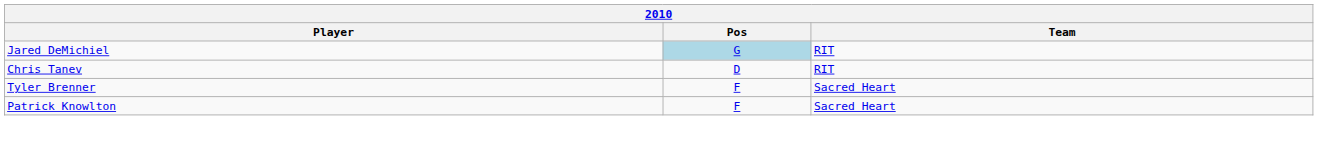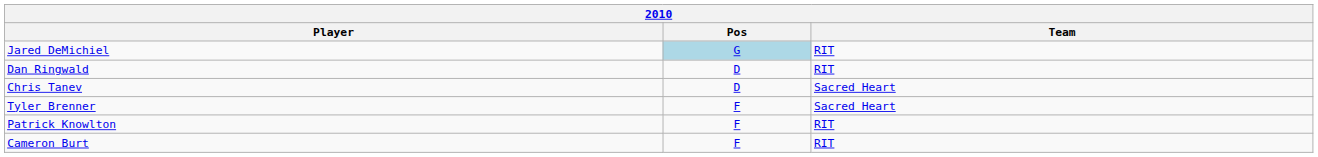+ row: (48, 69)
(824, 69) RIT -> (855, 87) Sacred Heart
(855, 106) Sacred Heart -> (824, 124) RIT
+ row: (48, 143)
